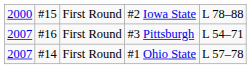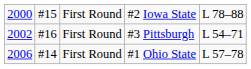(20, 34) 2007 -> (20, 34) 2002
(20, 53) 2007 -> (20, 53) 2006
